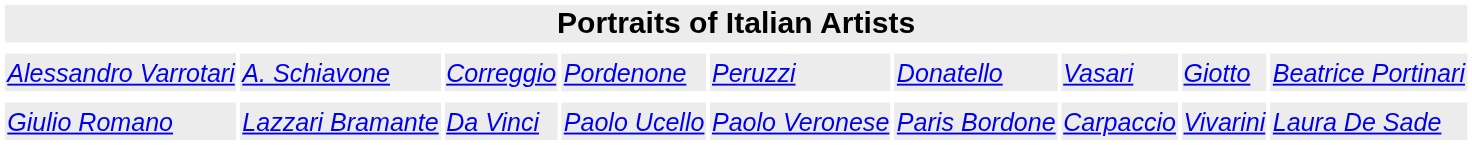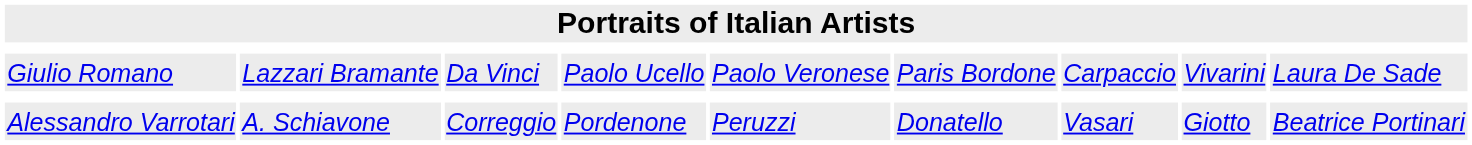rows swapped: (121, 73) <-> (90, 122)
